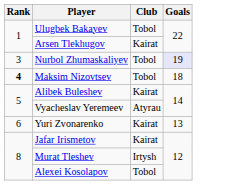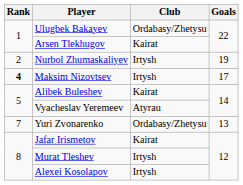(144, 28) Tobol -> (170, 28) Ordabasy/Zhetysu
(18, 60) 3 -> (18, 60) 2
(144, 60) Tobol -> (144, 60) Irtysh
(178, 60) lavender background -> (224, 60) no background
(144, 76) Tobol -> (144, 76) Irtysh
(178, 76) 18 -> (224, 76) 17
(18, 124) 6 -> (18, 124) 7
(145, 124) Kairat -> (170, 124) Ordabasy/Zhetysu
(144, 172) Tobol -> (144, 172) Irtysh
